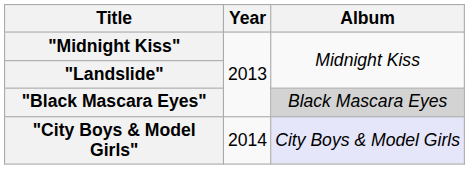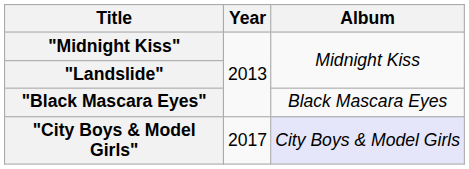(368, 102) lightgrey background -> (368, 102) no background
(247, 140) 2014 -> (247, 140) 2017
